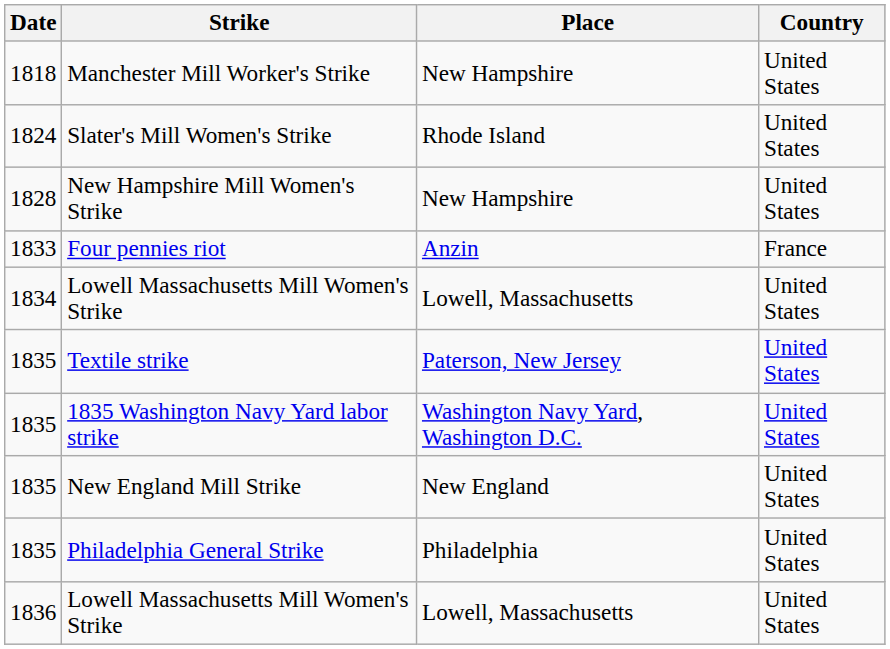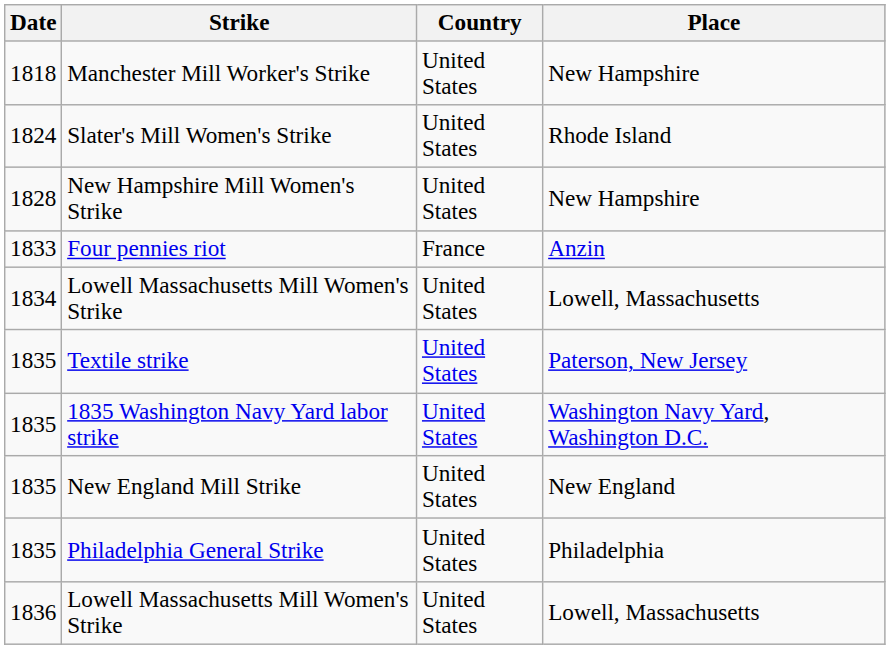columns swapped: (588, 22) <-> (822, 22)
